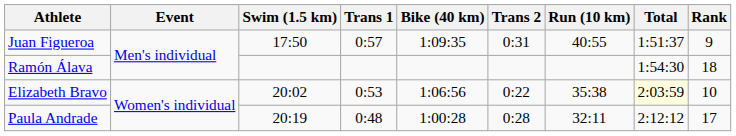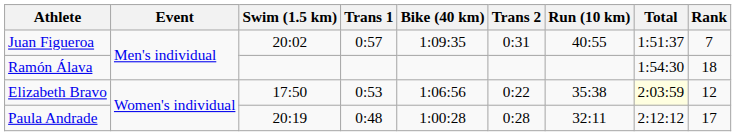(290, 42) 17:50 -> (290, 42) 20:02
(709, 42) 9 -> (709, 42) 7
(290, 93) 20:02 -> (290, 93) 17:50
(709, 93) 10 -> (709, 93) 12
